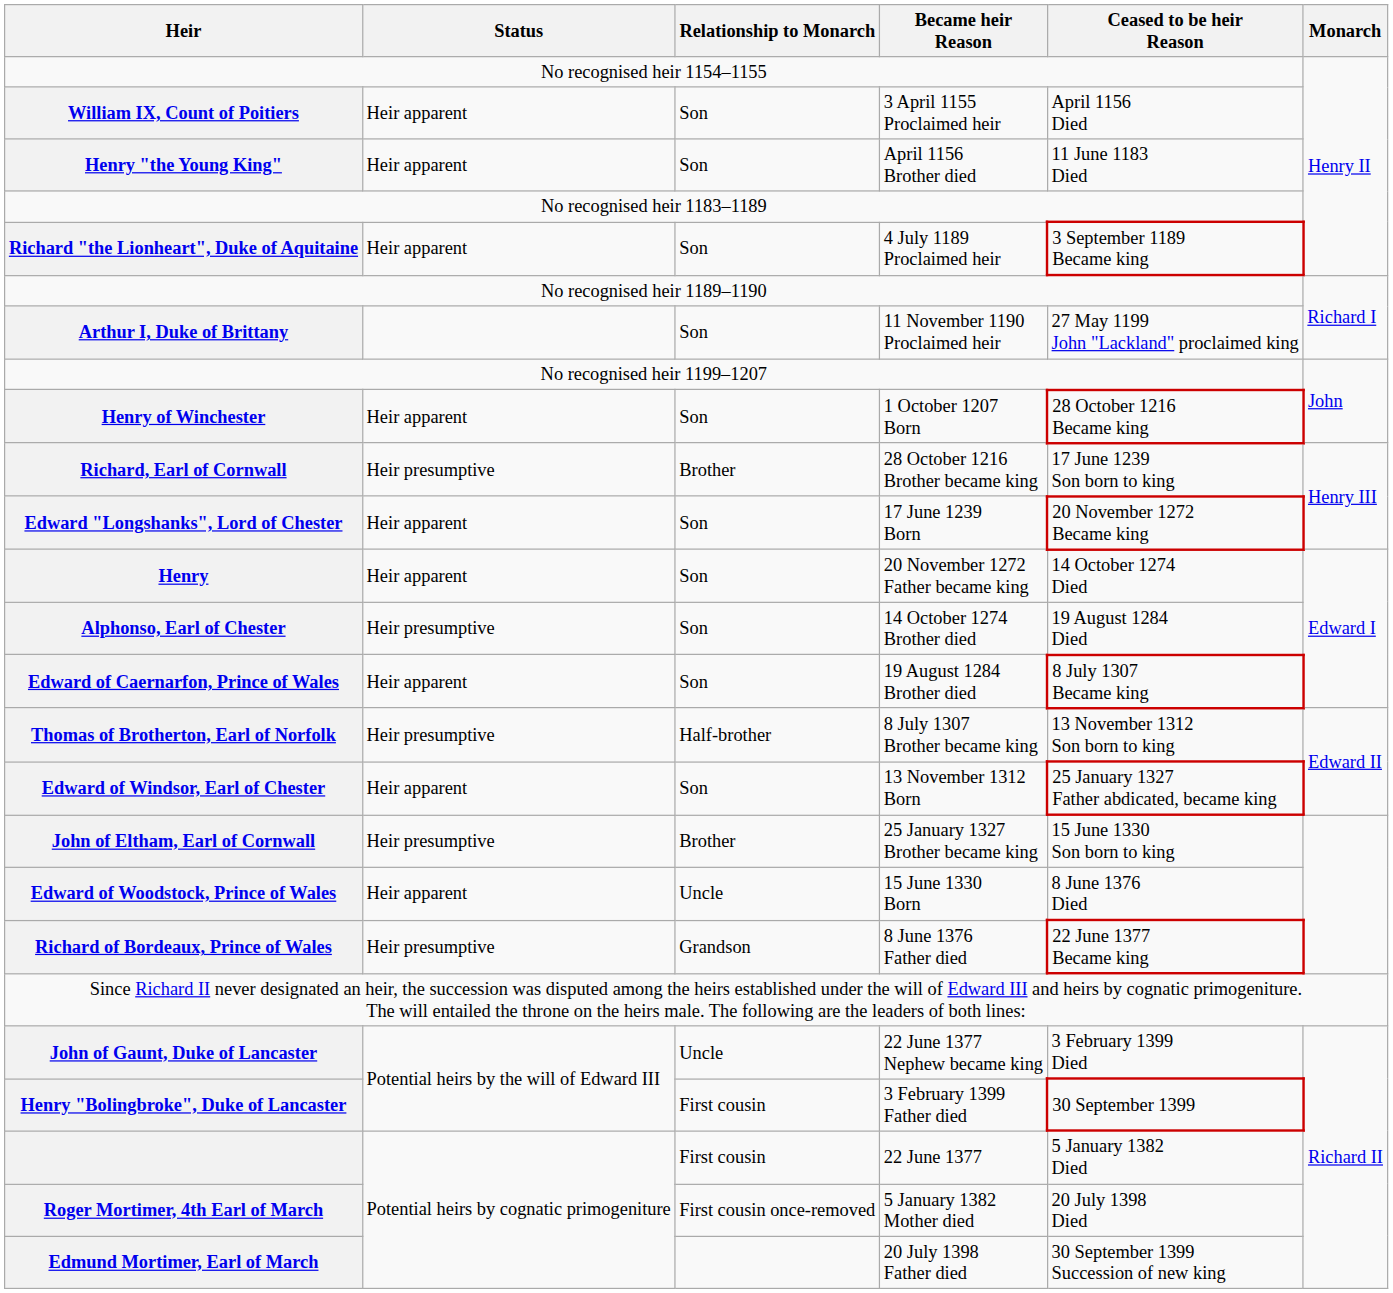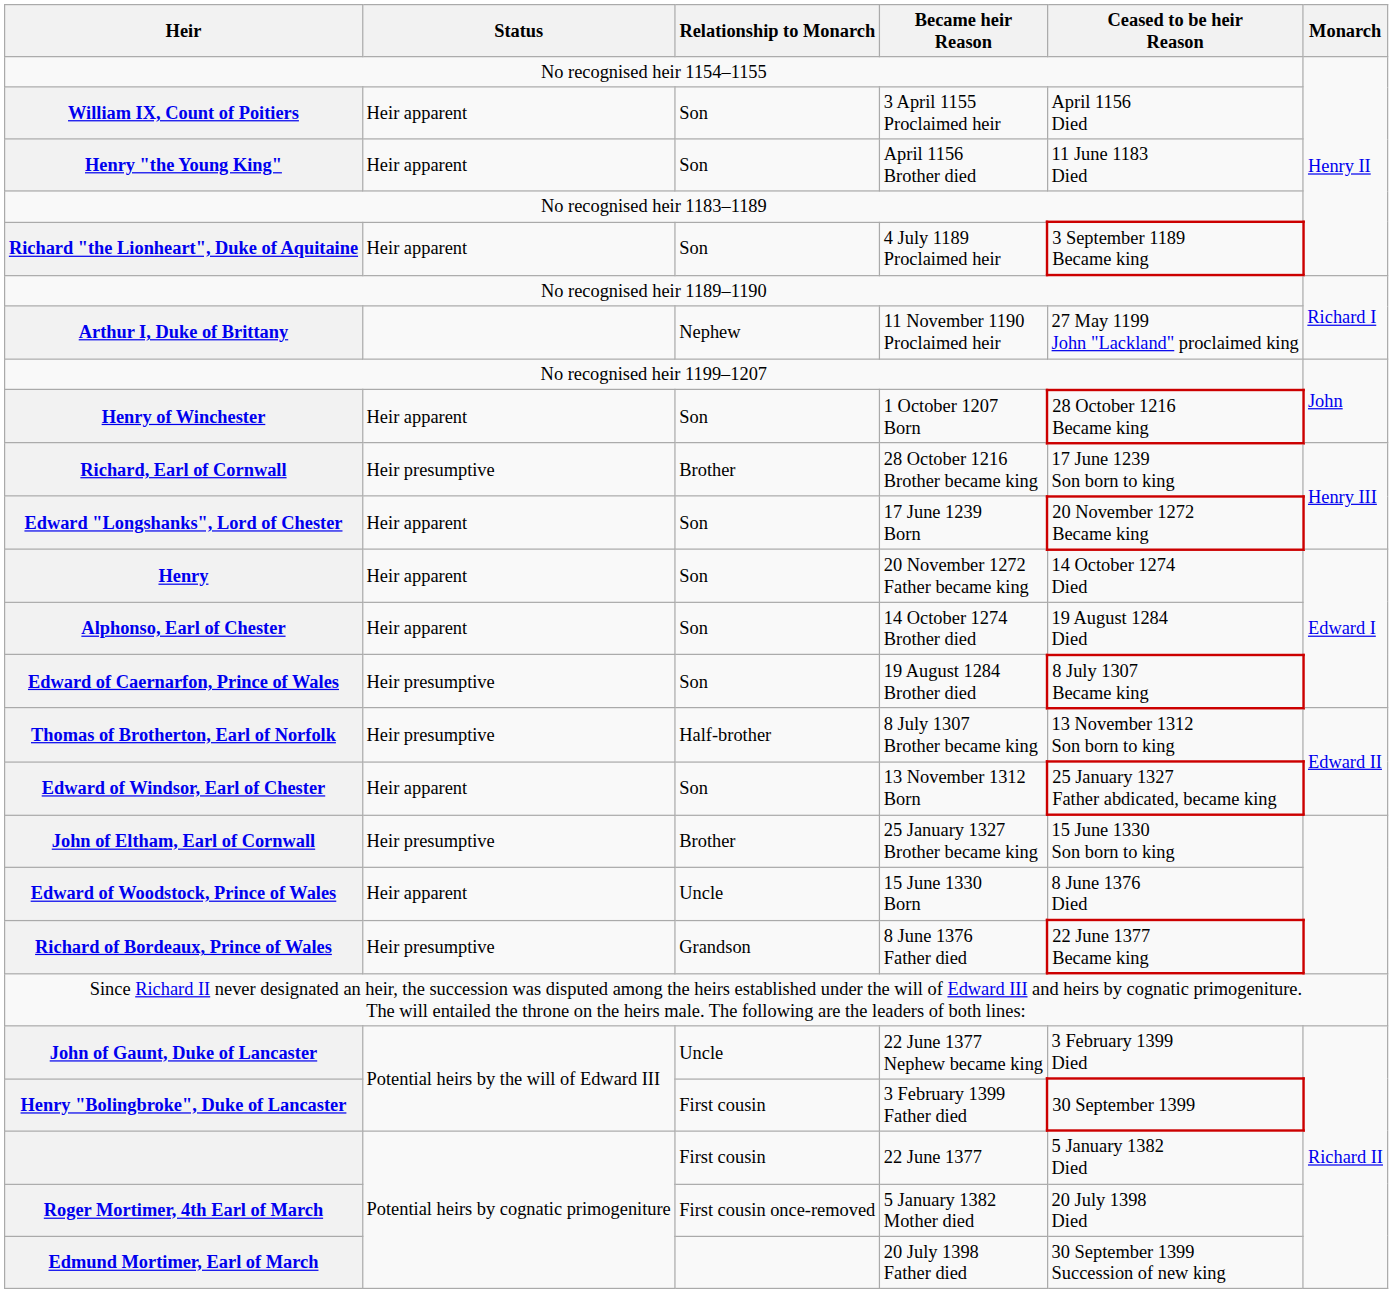(694, 332) Son -> (710, 332) Nephew
(431, 628) Heir presumptive -> (417, 628) Heir apparent
(417, 681) Heir apparent -> (431, 681) Heir presumptive
